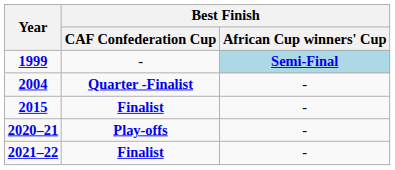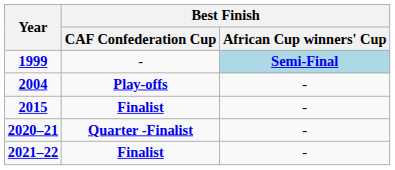(141, 84) Quarter -Finalist -> (141, 84) Play-offs
(141, 130) Play-offs -> (141, 130) Quarter -Finalist
